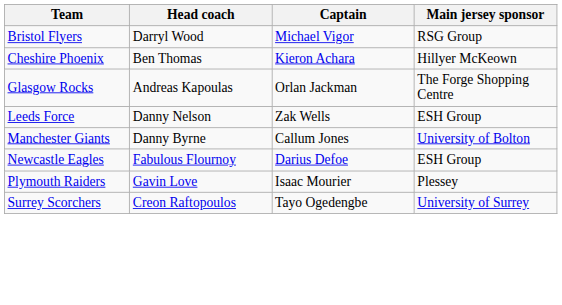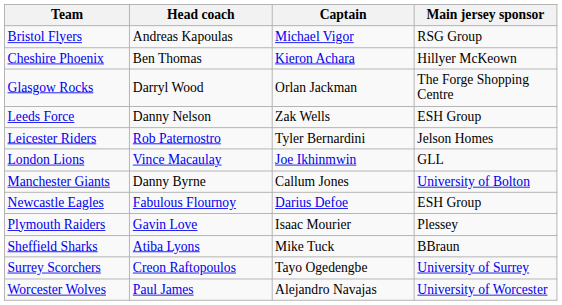(168, 36) Darryl Wood -> (183, 36) Andreas Kapoulas
(183, 87) Andreas Kapoulas -> (168, 87) Darryl Wood
+ row: (52, 138)
+ row: (46, 159)
+ row: (53, 246)
+ row: (57, 289)
